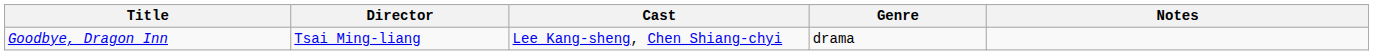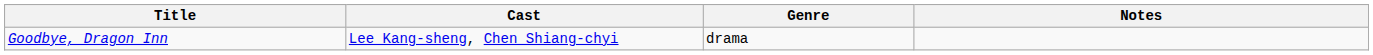- column: (400, 16)
